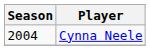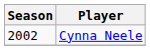(23, 35) 2004 -> (23, 35) 2002
